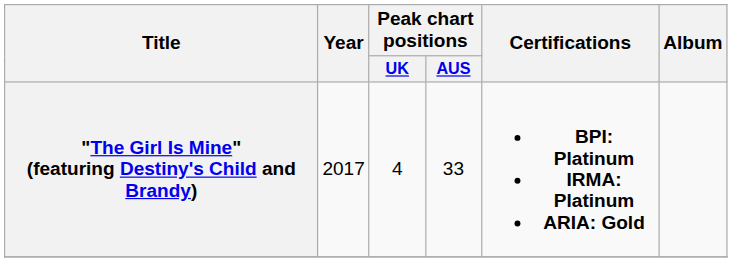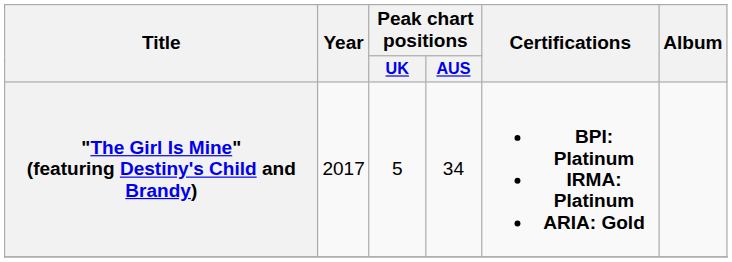(397, 169) 4 -> (397, 169) 5
(453, 169) 33 -> (453, 169) 34
